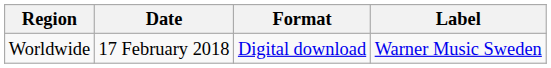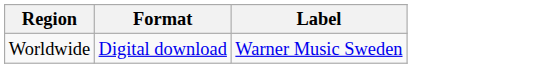- column: (164, 19)
